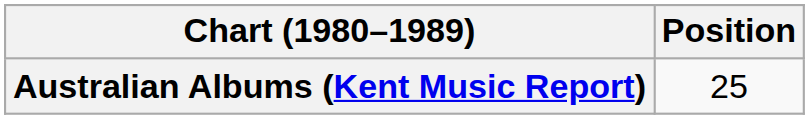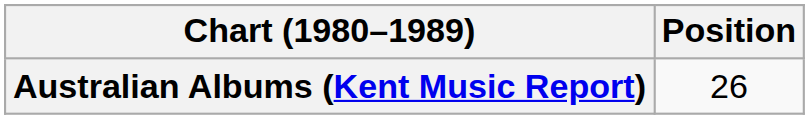(729, 85) 25 -> (729, 85) 26
